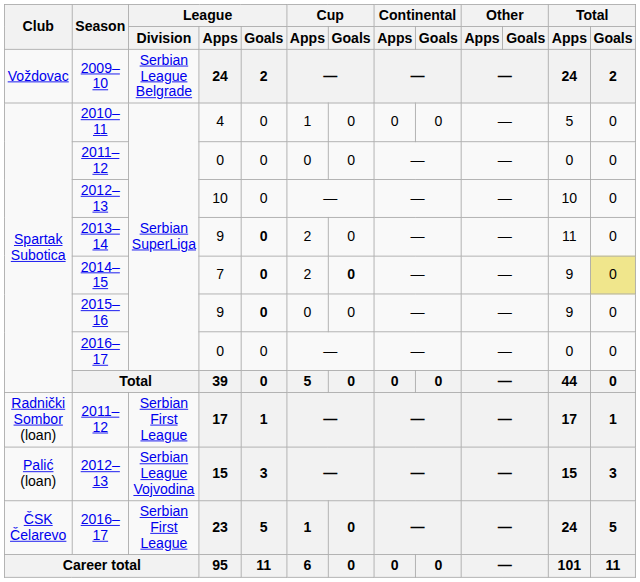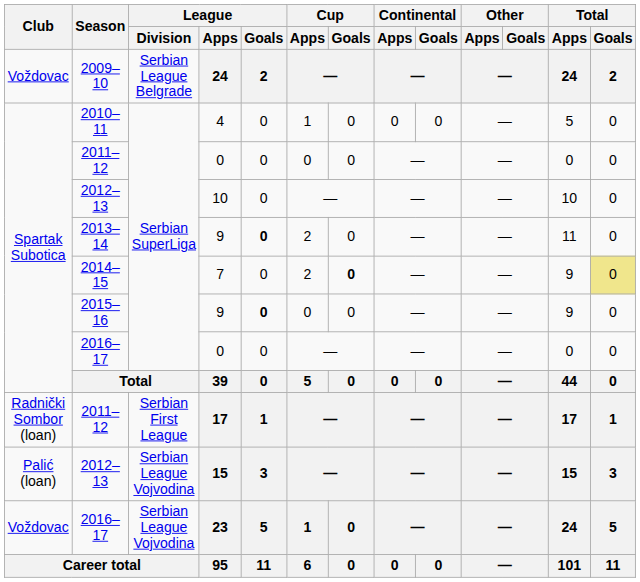(264, 274) bold -> (264, 274) normal
(38, 527) ČSK Čelarevo -> (38, 527) Voždovac
(164, 527) Serbian First League -> (164, 527) Serbian League Vojvodina
